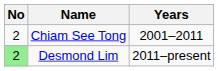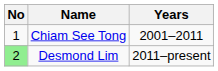(16, 35) 2 -> (16, 35) 1
